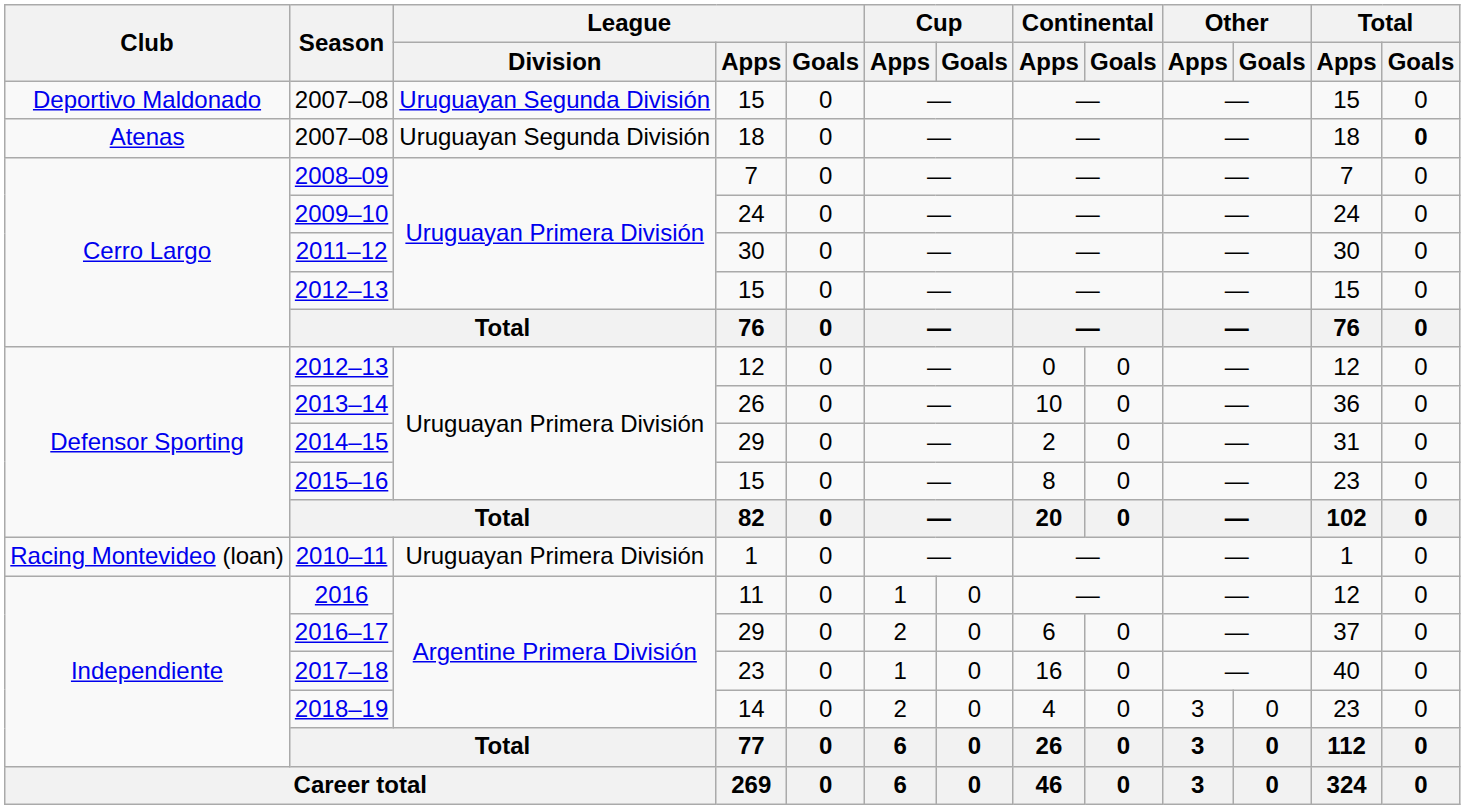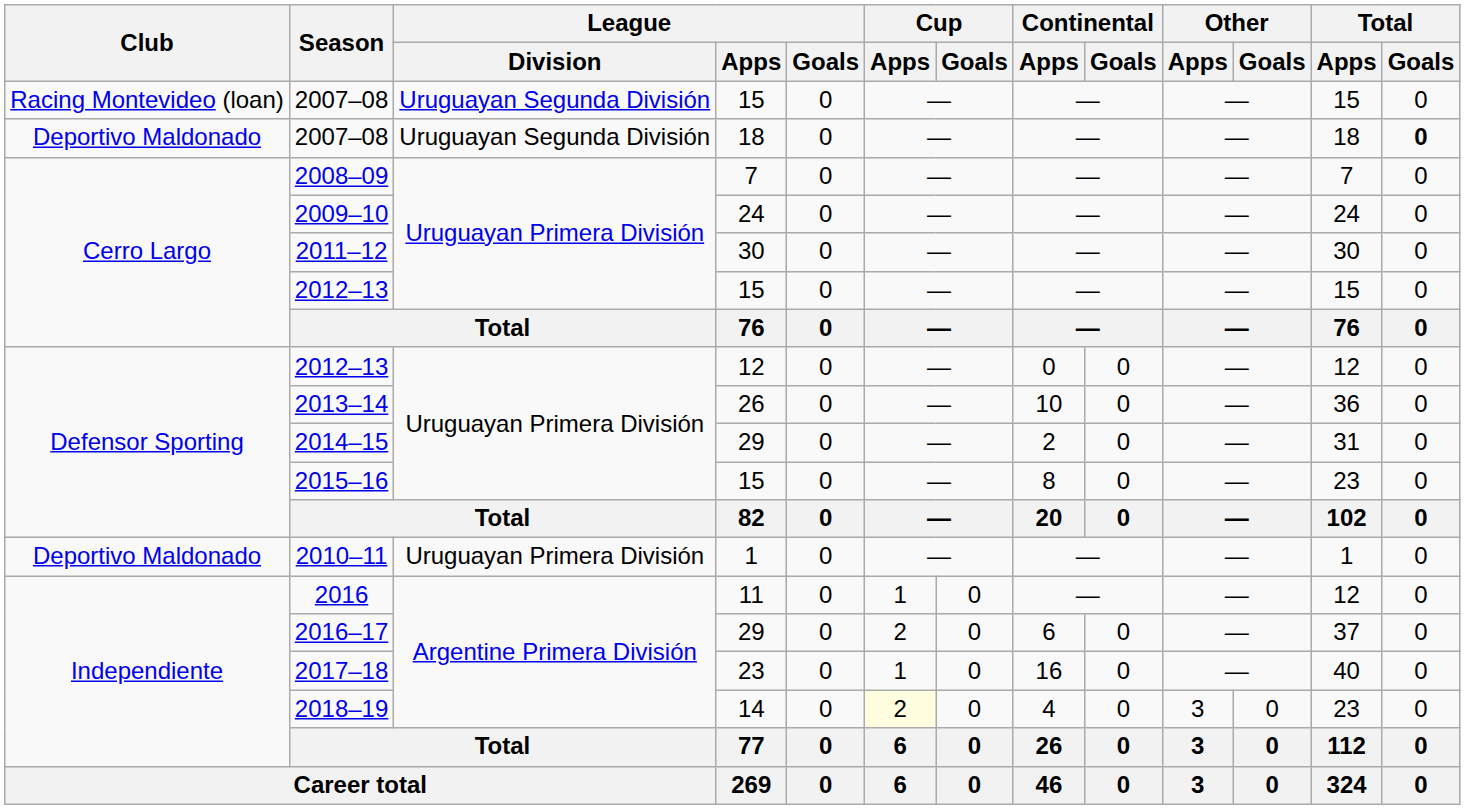(147, 99) Deportivo Maldonado -> (147, 99) Racing Montevideo (loan)
(147, 137) Atenas -> (147, 137) Deportivo Maldonado
(147, 556) Racing Montevideo (loan) -> (147, 556) Deportivo Maldonado
(900, 708) no background -> (900, 708) lightyellow background
